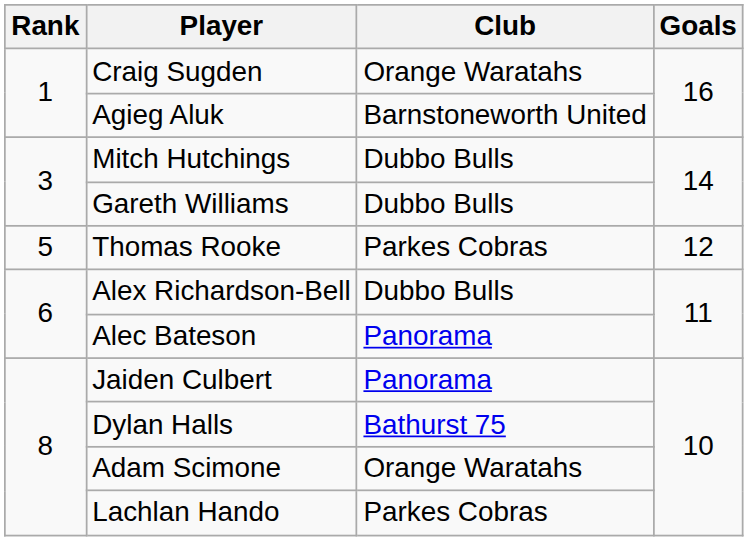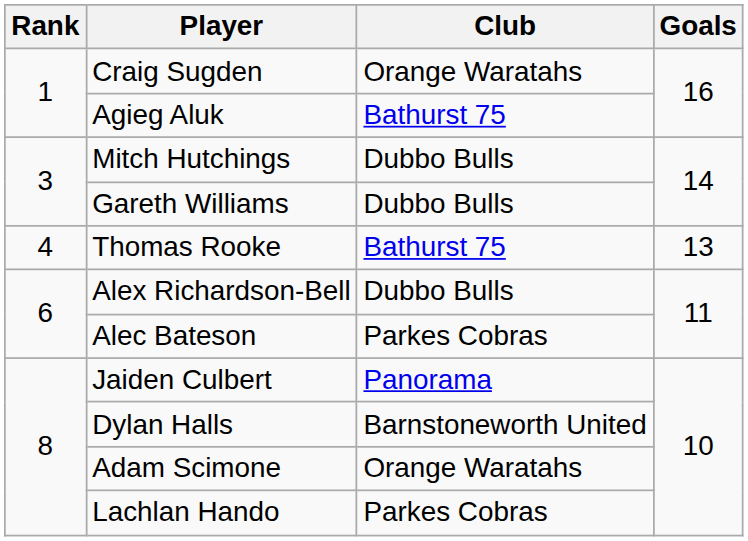(505, 114) Barnstoneworth United -> (435, 114) Bathurst 75
(45, 247) 5 -> (45, 247) 4
(456, 247) Parkes Cobras -> (435, 247) Bathurst 75
(698, 247) 12 -> (698, 247) 13
(428, 335) Panorama -> (456, 335) Parkes Cobras
(435, 423) Bathurst 75 -> (505, 423) Barnstoneworth United
